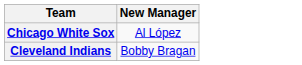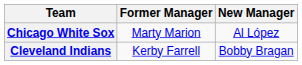+ column: (166, 13)
